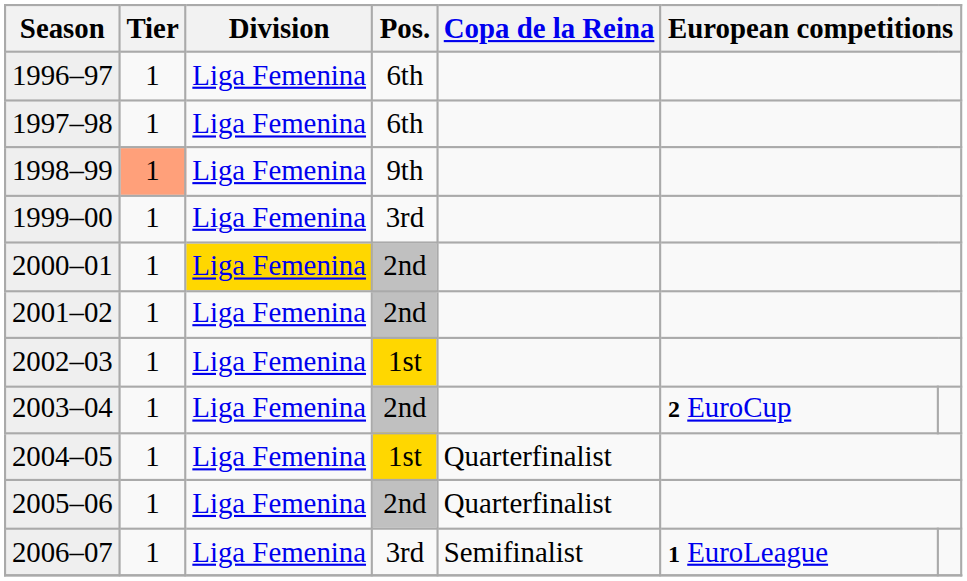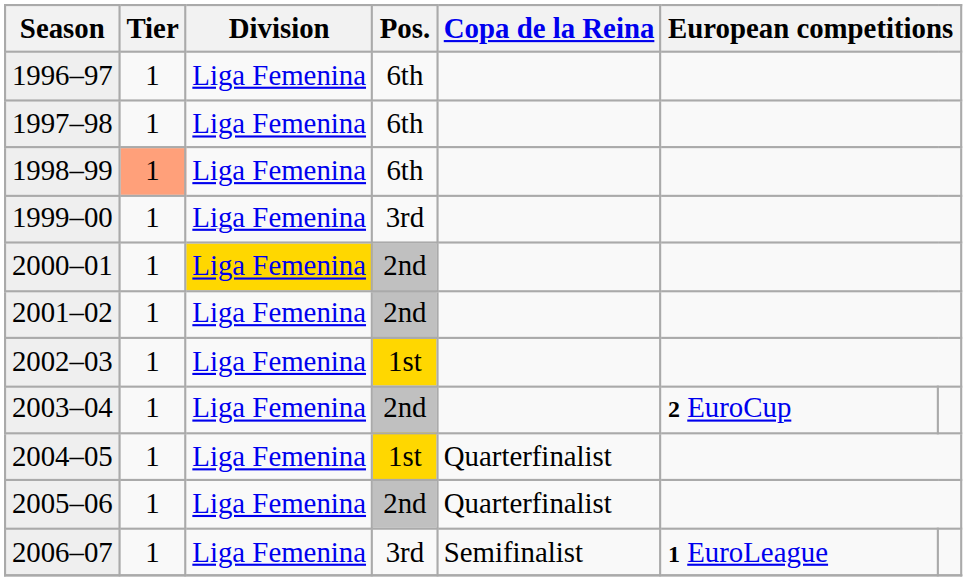(405, 170) 9th -> (405, 170) 6th
